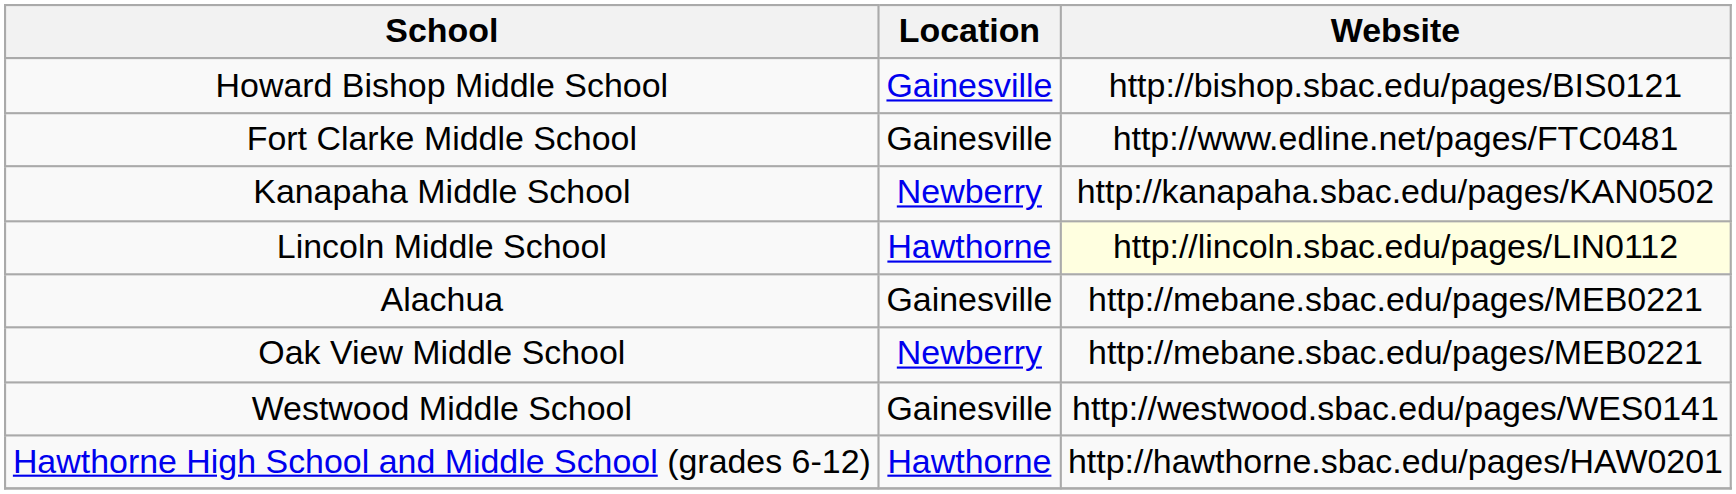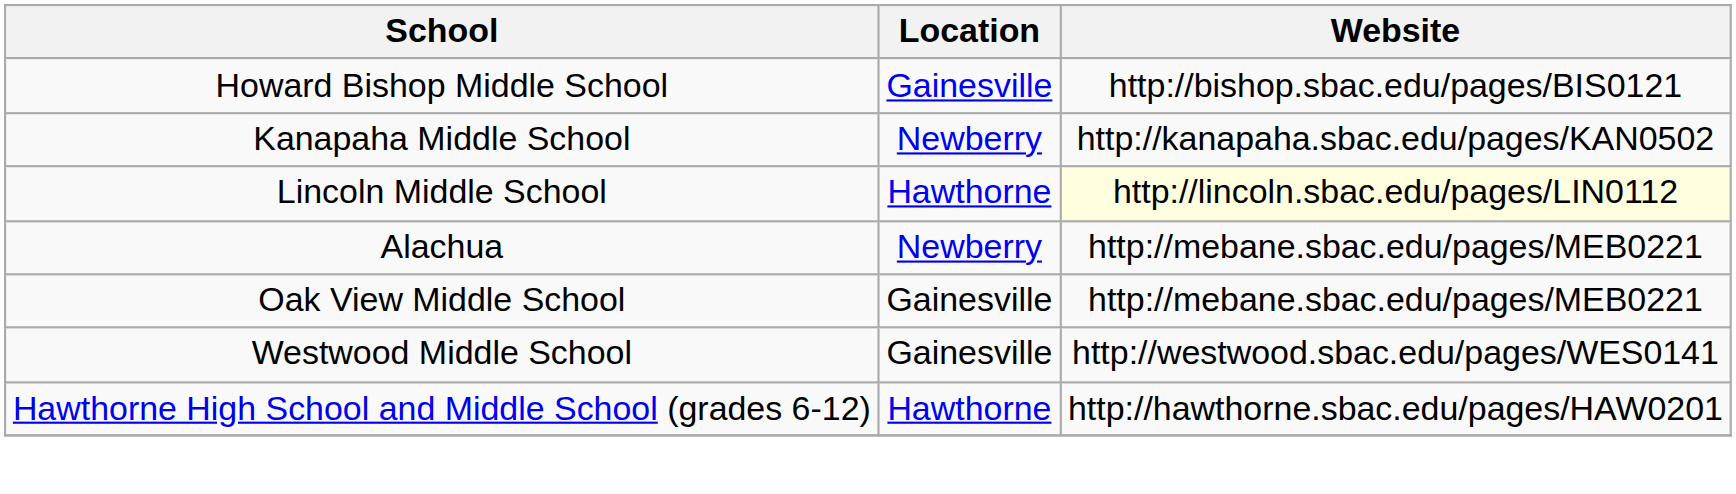- row: (442, 138)
(969, 300) Gainesville -> (969, 246) Newberry
(969, 354) Newberry -> (969, 300) Gainesville
